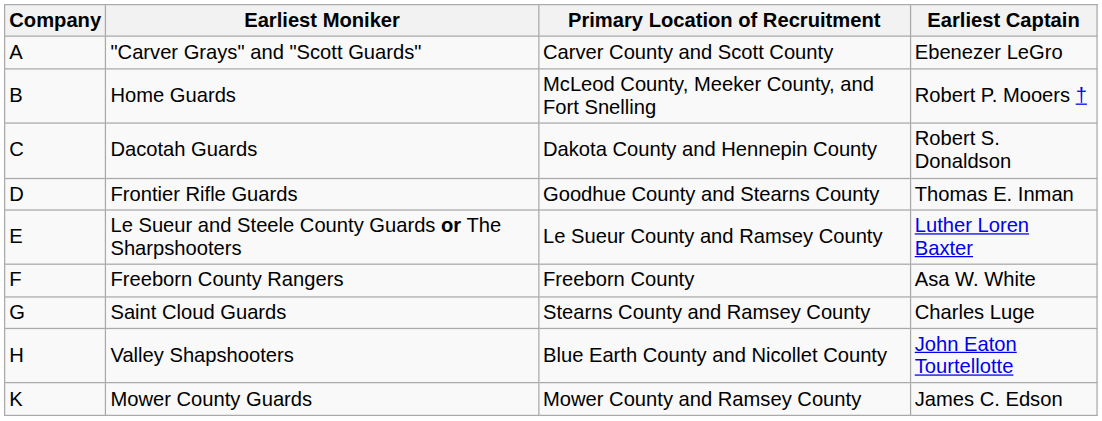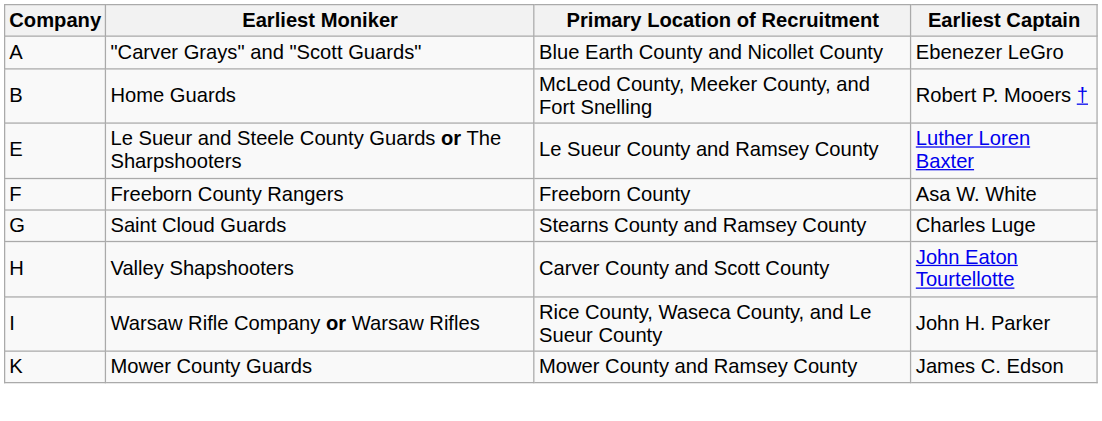(688, 52) Carver County and Scott County -> (711, 52) Blue Earth County and Nicollet County
- row: (184, 150)
- row: (204, 193)
(715, 355) Blue Earth County and Nicollet County -> (684, 269) Carver County and Scott County
+ row: (295, 323)
